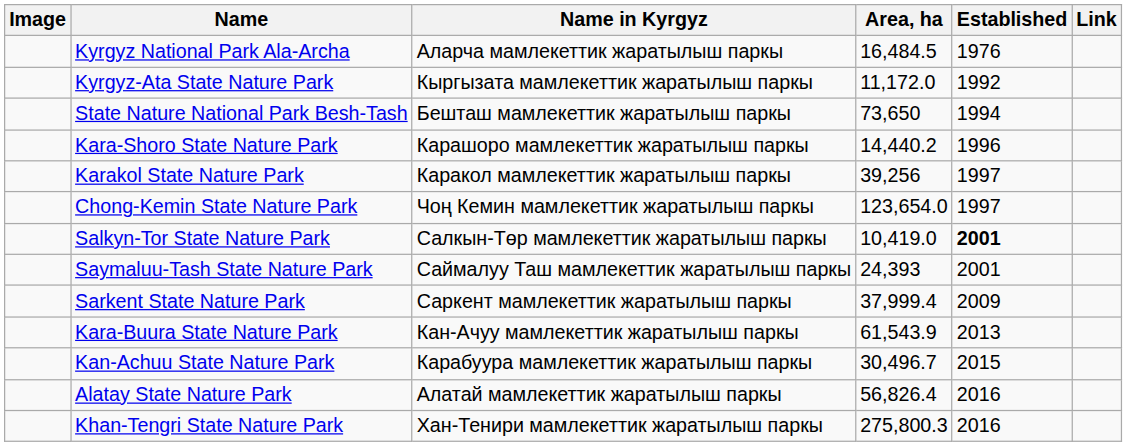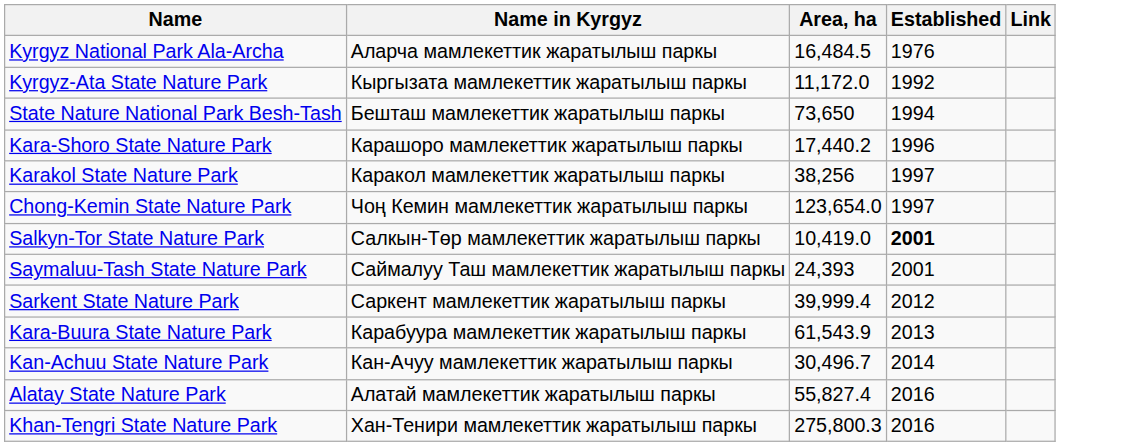- column: (38, 20)
(898, 144) 14,440.2 -> (833, 144) 17,440.2
(890, 176) 39,256 -> (824, 176) 38,256
(898, 301) 37,999.4 -> (833, 301) 39,999.4
(979, 301) 2009 -> (913, 301) 2012
(608, 332) Кан-Ачуу мамлекеттик жаратылыш паркы -> (549, 332) Карабуура мамлекеттик жаратылыш паркы
(614, 363) Карабуура мамлекеттик жаратылыш паркы -> (542, 363) Кан-Ачуу мамлекеттик жаратылыш паркы
(979, 363) 2015 -> (913, 363) 2014
(898, 394) 56,826.4 -> (833, 394) 55,827.4
